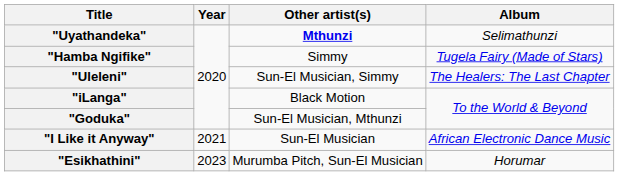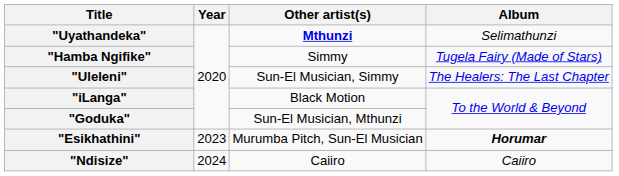- row: (99, 139)
(520, 160) normal -> (519, 139) bold
+ row: (99, 160)
